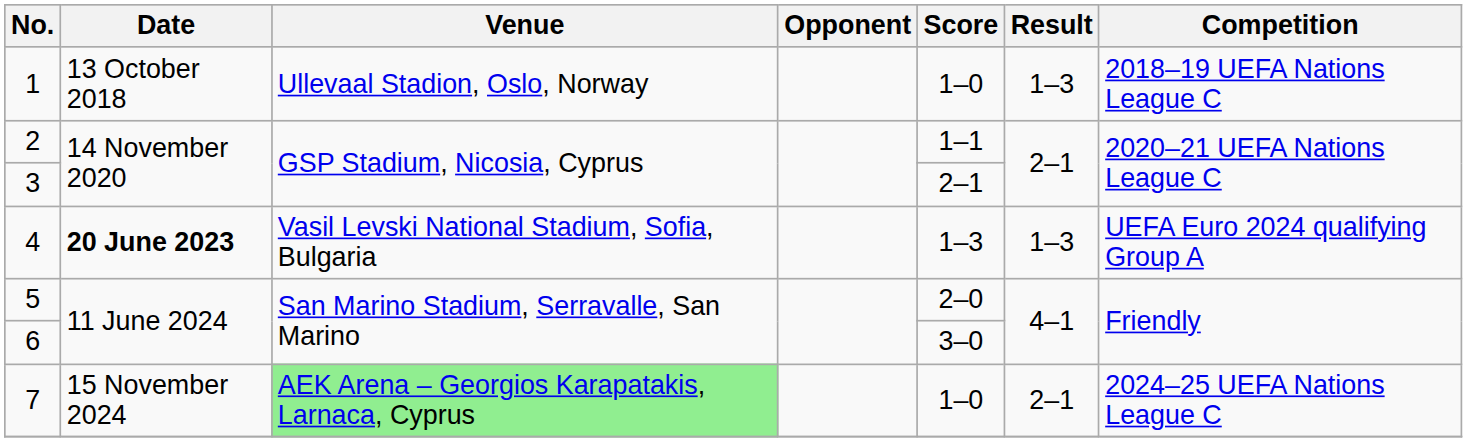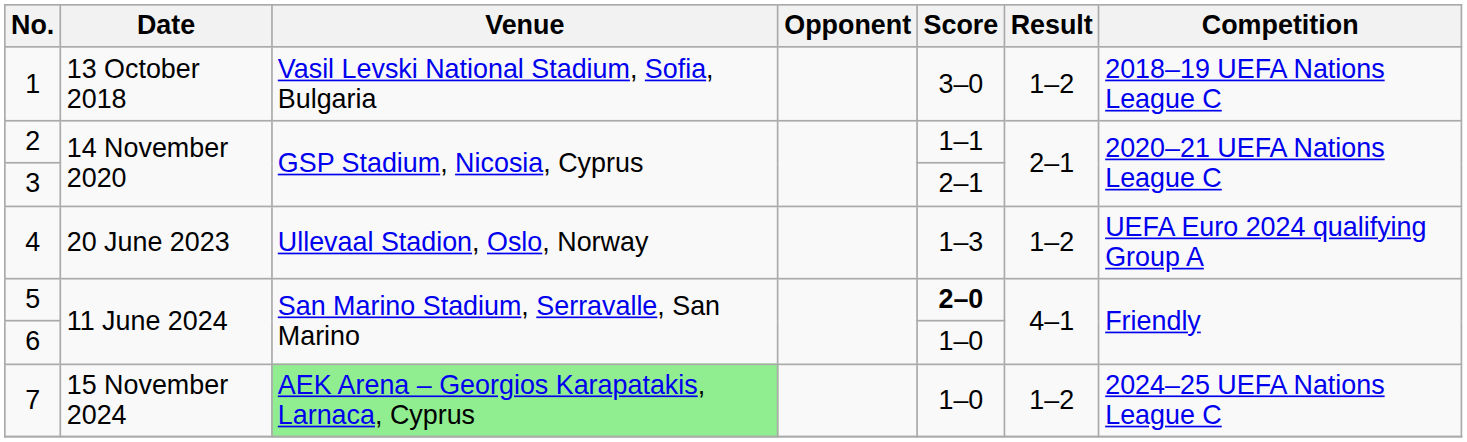(463, 83) Ullevaal Stadion, Oslo, Norway -> (496, 83) Vasil Levski National Stadium, Sofia, Bulgaria
(961, 83) 1–0 -> (961, 83) 3–0
(1052, 83) 1–3 -> (1052, 83) 1–2
(150, 241) bold -> (148, 241) normal
(496, 241) Vasil Levski National Stadium, Sofia, Bulgaria -> (463, 241) Ullevaal Stadion, Oslo, Norway
(1052, 241) 1–3 -> (1052, 241) 1–2
(961, 299) normal -> (961, 299) bold
(961, 342) 3–0 -> (961, 342) 1–0
(1052, 399) 2–1 -> (1052, 399) 1–2
